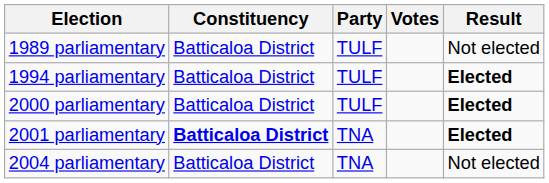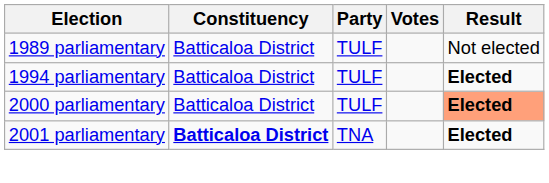(480, 105) no background -> (480, 105) lightsalmon background
- row: (87, 163)
